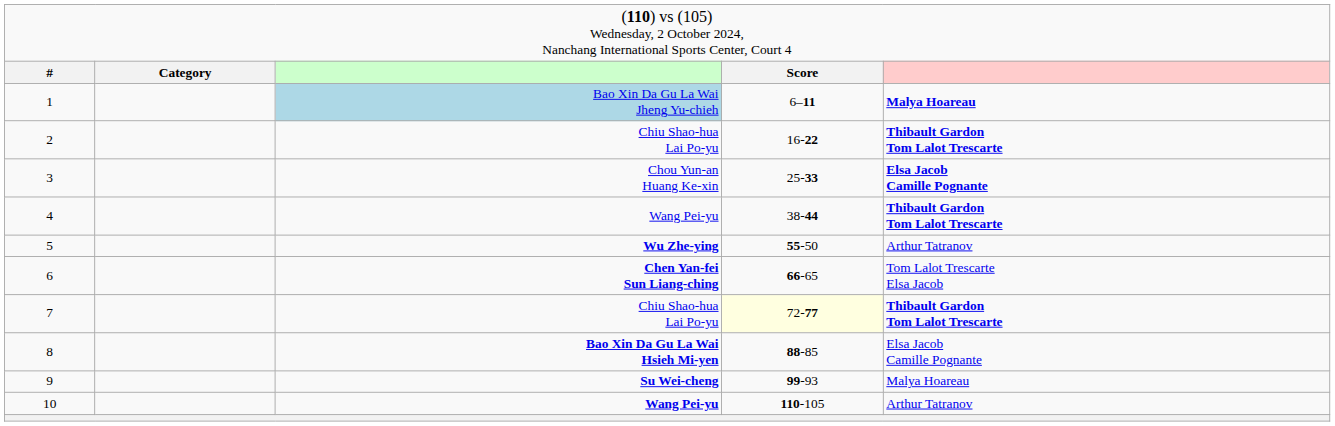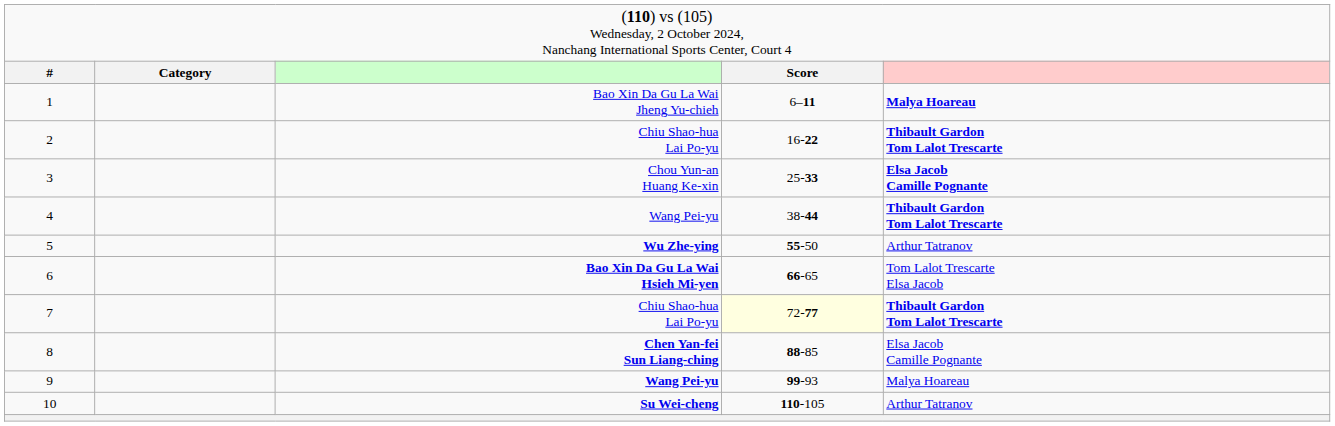(656, 102) lightblue background -> (656, 102) no background
(671, 276) Chen Yan-fei Sun Liang-ching -> (652, 276) Bao Xin Da Gu La Wai Hsieh Mi-yen
(652, 351) Bao Xin Da Gu La Wai Hsieh Mi-yen -> (671, 351) Chen Yan-fei Sun Liang-ching
(679, 381) Su Wei-cheng -> (682, 381) Wang Pei-yu
(682, 403) Wang Pei-yu -> (679, 403) Su Wei-cheng
